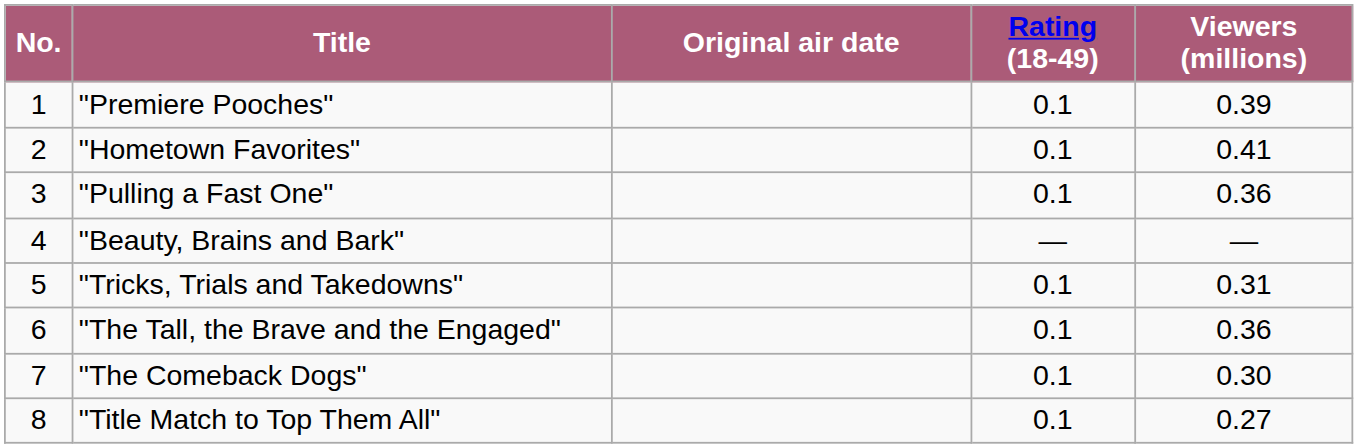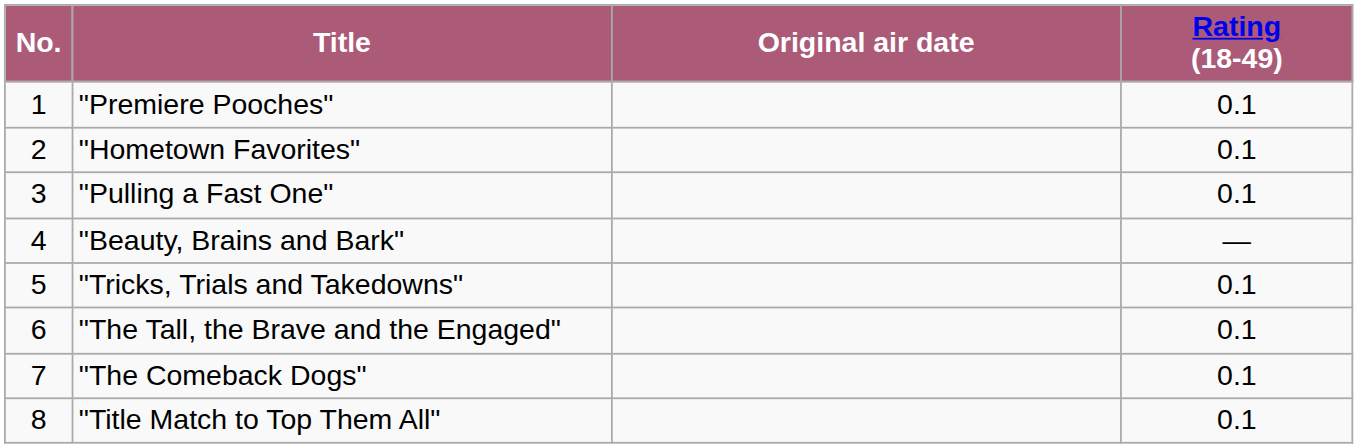- column: (1244, 43)
